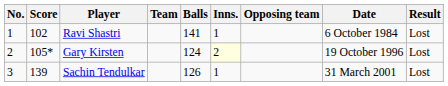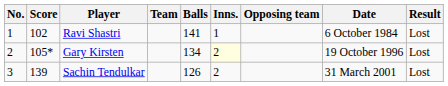(192, 52) 124 -> (192, 52) 134
(216, 72) 1 -> (216, 72) 2
